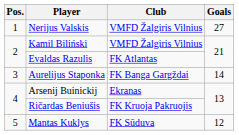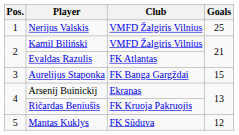(219, 28) 27 -> (219, 28) 25
(219, 75) 14 -> (219, 75) 15
